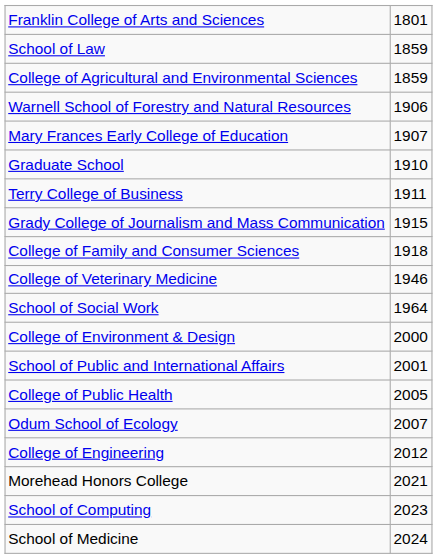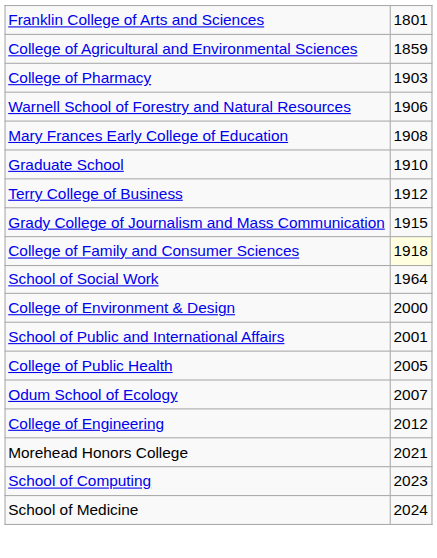- row: (57, 49)
+ row: (80, 78)
(411, 135) 1907 -> (411, 135) 1908
(410, 193) 1911 -> (411, 193) 1912
(411, 251) no background -> (411, 251) lightyellow background
- row: (113, 279)
